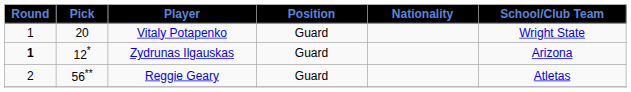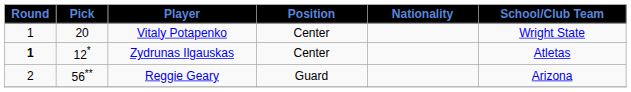(312, 33) Guard -> (312, 33) Center
(312, 53) Guard -> (312, 53) Center
(552, 53) Arizona -> (552, 53) Atletas
(552, 75) Atletas -> (552, 75) Arizona
